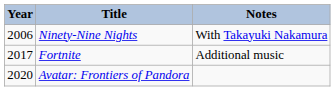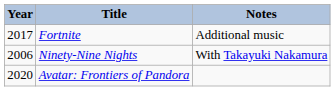rows swapped: (88, 34) <-> (60, 55)
